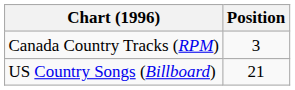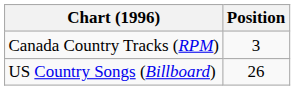(256, 71) 21 -> (256, 71) 26
